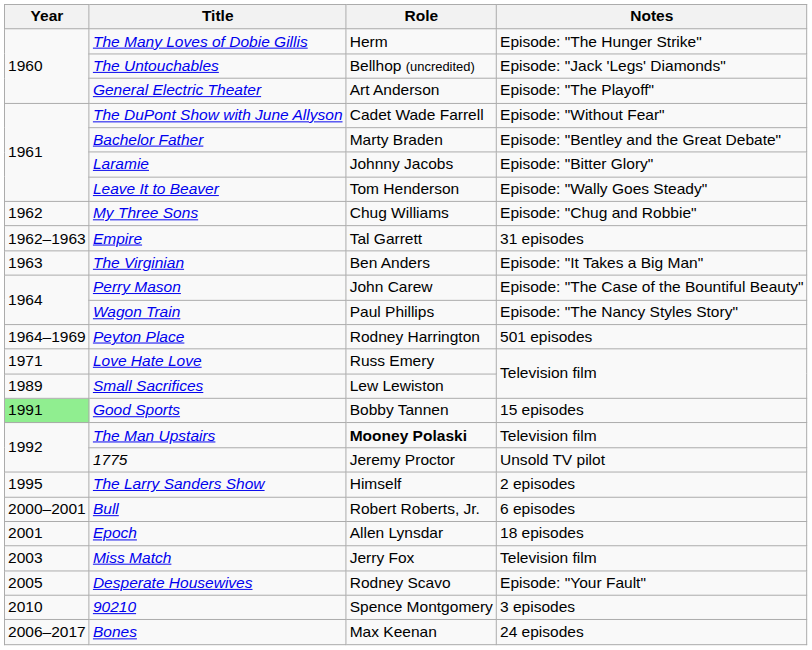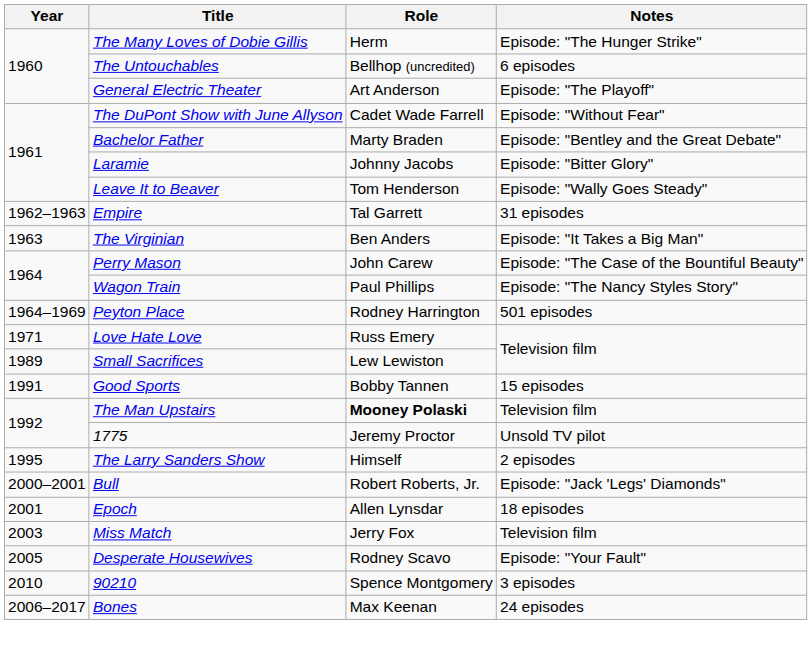(613, 66) Episode: "Jack 'Legs' Diamonds" -> (538, 66) 6 episodes
- row: (146, 213)
(25, 410) lightgreen background -> (25, 386) no background
(538, 509) 6 episodes -> (613, 484) Episode: "Jack 'Legs' Diamonds"
